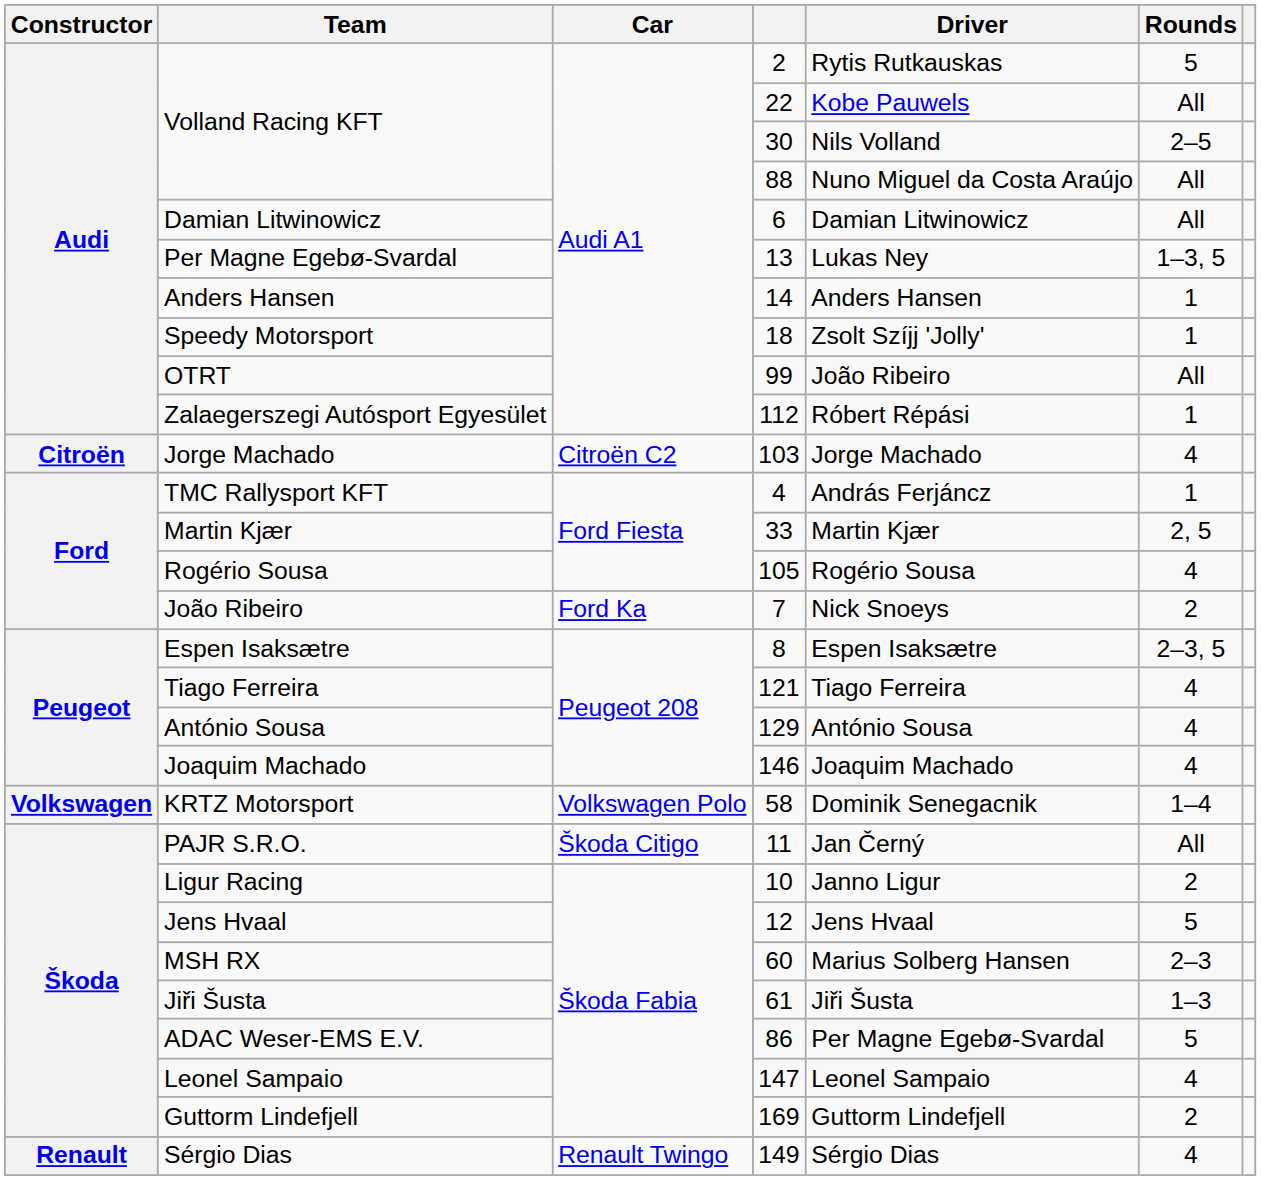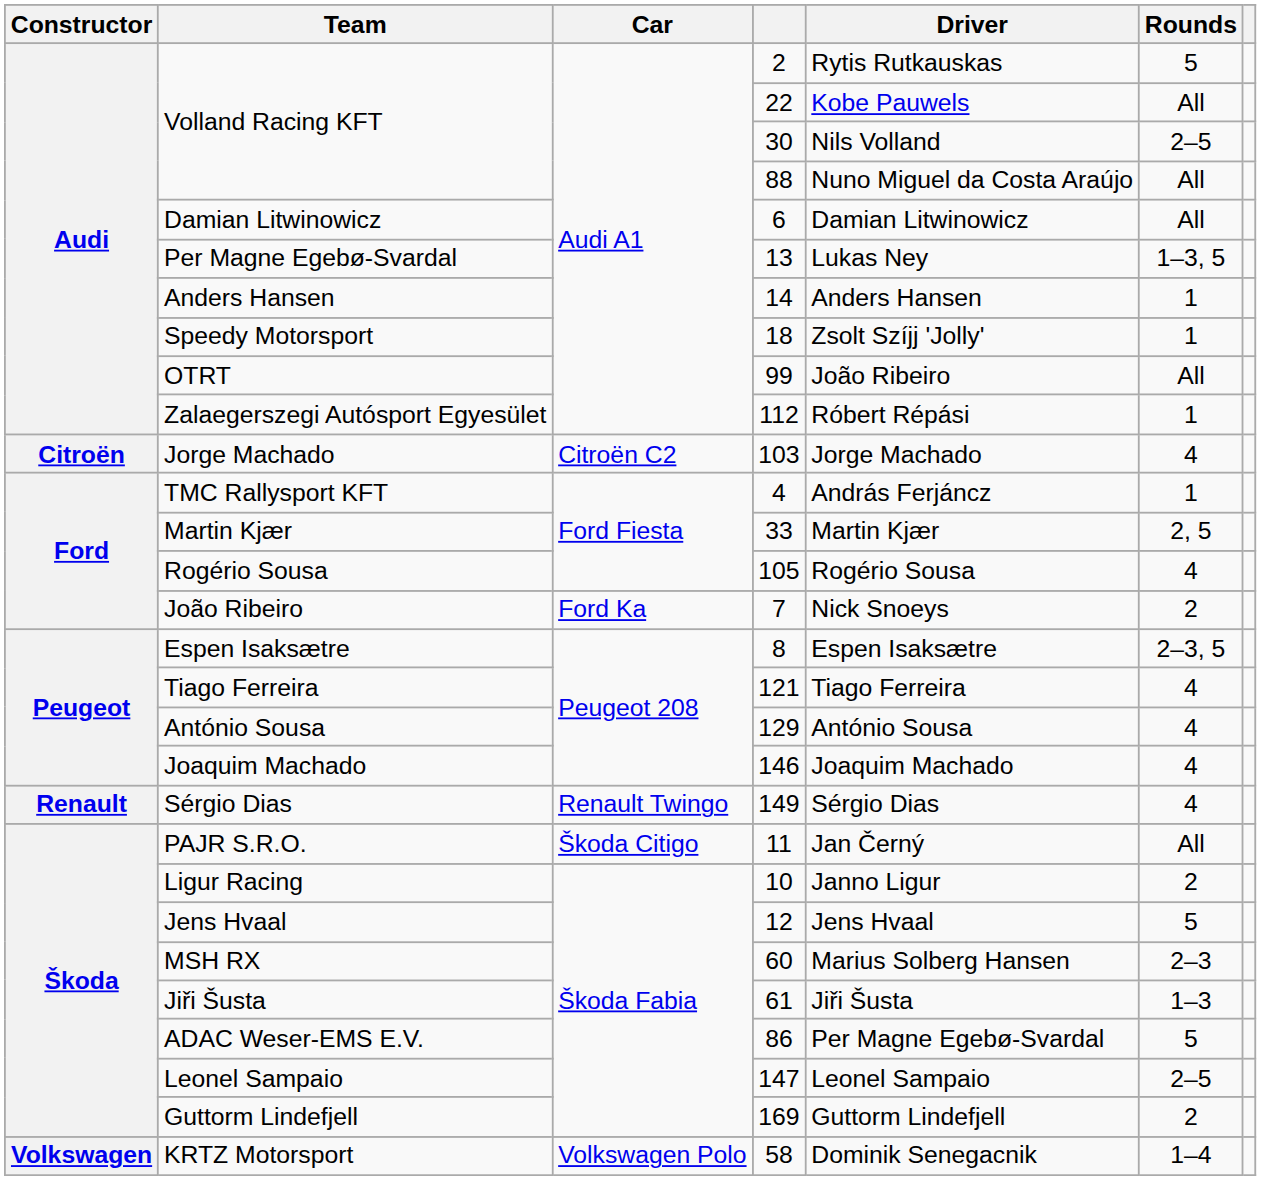rows swapped: (779, 1155) <-> (779, 804)
(1191, 1077) 4 -> (1191, 1077) 2–5
